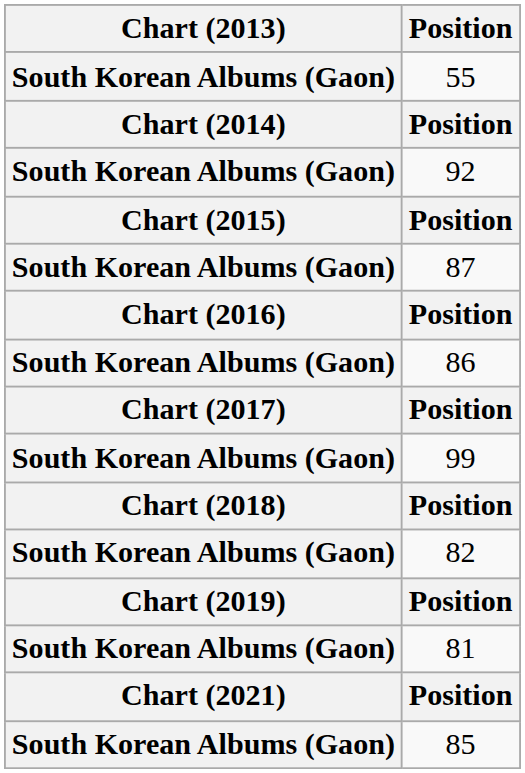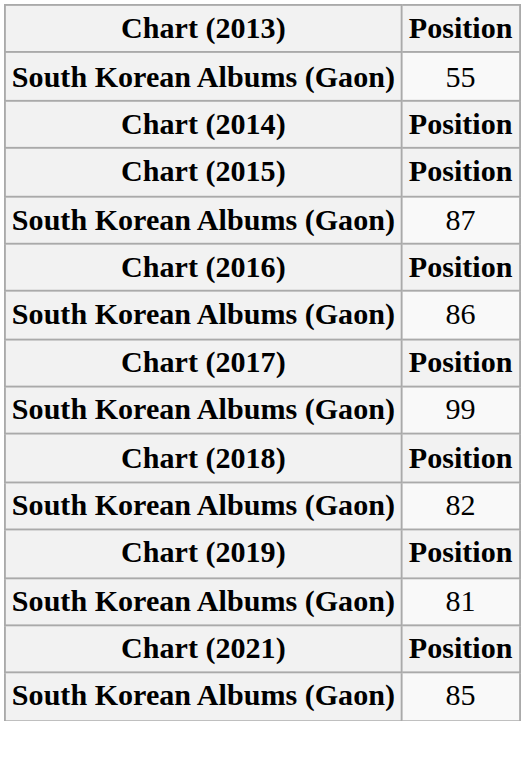- row: (461, 171)
